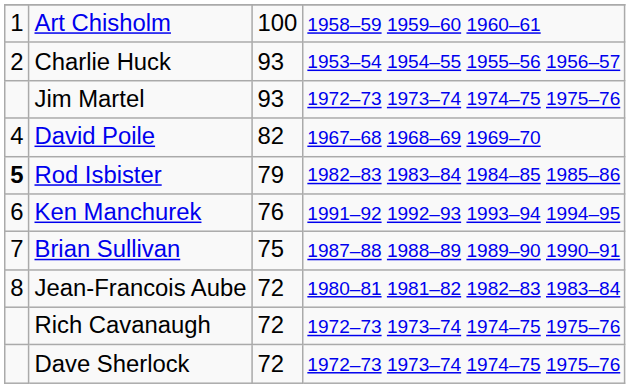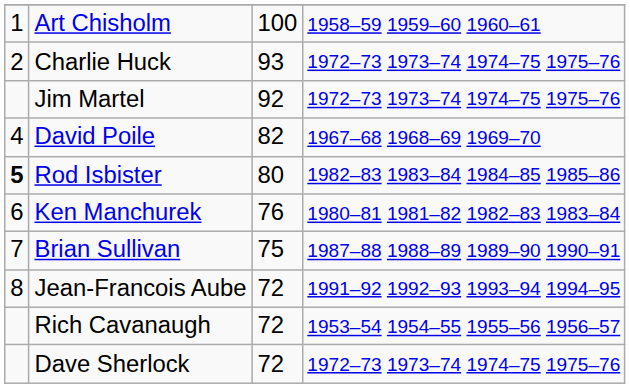(464, 61) 1953–54 1954–55 1955–56 1956–57 -> (464, 61) 1972–73 1973–74 1974–75 1975–76
(271, 99) 93 -> (271, 99) 92
(271, 174) 79 -> (271, 174) 80
(464, 213) 1991–92 1992–93 1993–94 1994–95 -> (464, 213) 1980–81 1981–82 1982–83 1983–84
(464, 288) 1980–81 1981–82 1982–83 1983–84 -> (464, 288) 1991–92 1992–93 1993–94 1994–95
(464, 326) 1972–73 1973–74 1974–75 1975–76 -> (464, 326) 1953–54 1954–55 1955–56 1956–57
